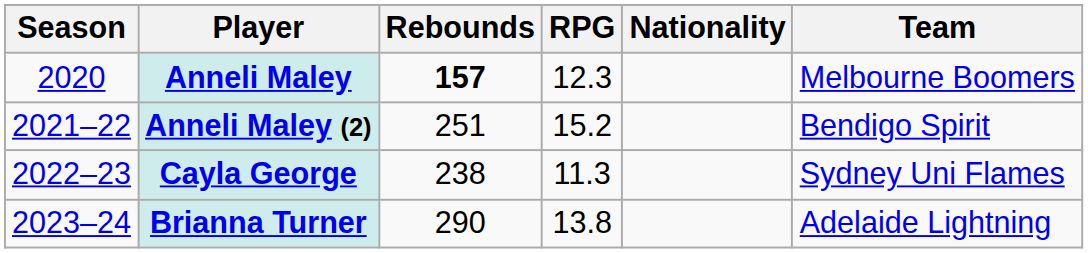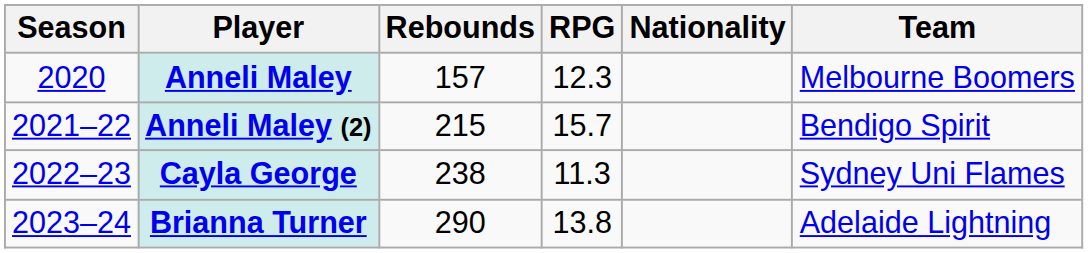(460, 77) bold -> (460, 77) normal
(460, 125) 251 -> (460, 125) 215
(582, 125) 15.2 -> (582, 125) 15.7
